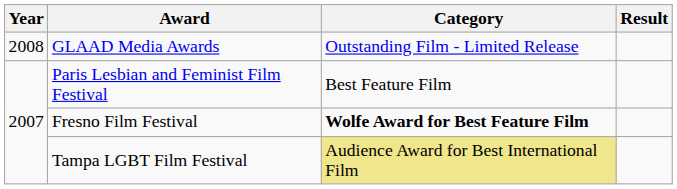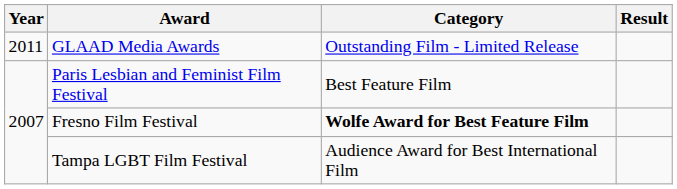(26, 46) 2008 -> (26, 46) 2011
(461, 159) khaki background -> (461, 159) no background
